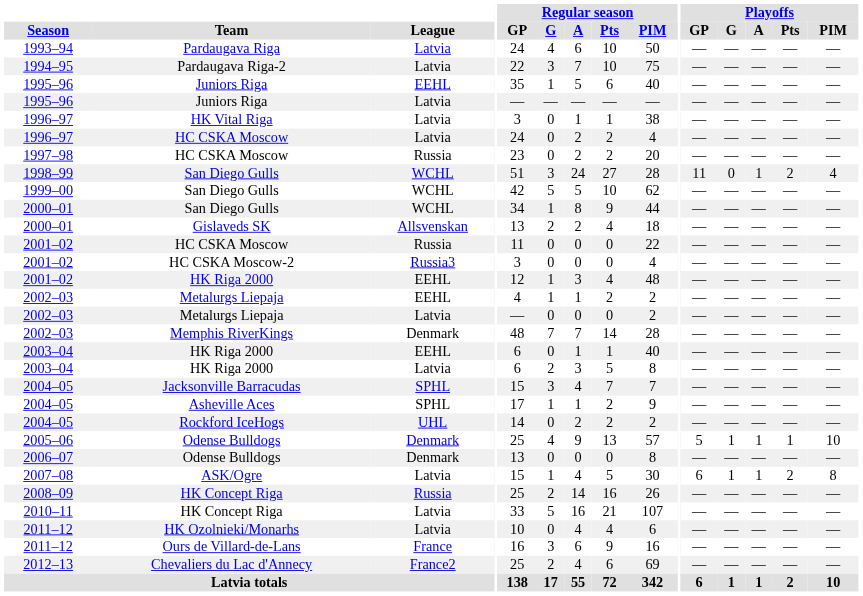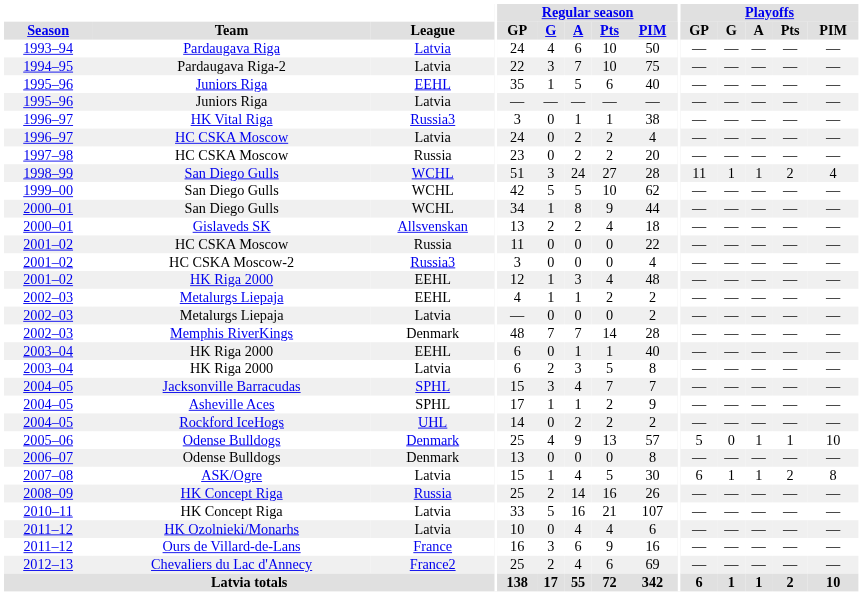(433, 119) Latvia -> (433, 119) Russia3
(731, 173) 0 -> (731, 173) 1
(731, 440) 1 -> (731, 440) 0
